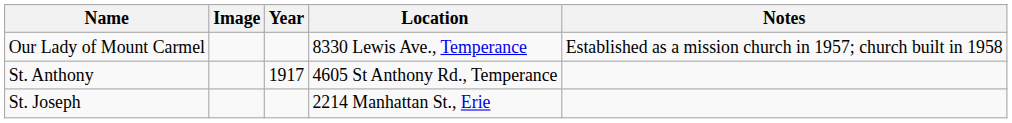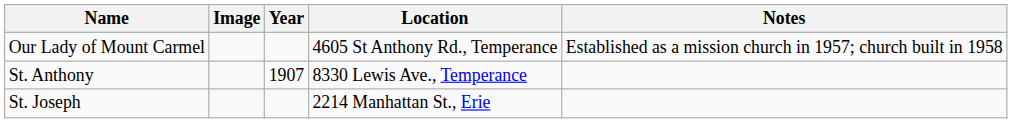(420, 46) 8330 Lewis Ave., Temperance -> (435, 46) 4605 St Anthony Rd., Temperance
(286, 74) 1917 -> (286, 74) 1907
(435, 74) 4605 St Anthony Rd., Temperance -> (420, 74) 8330 Lewis Ave., Temperance
